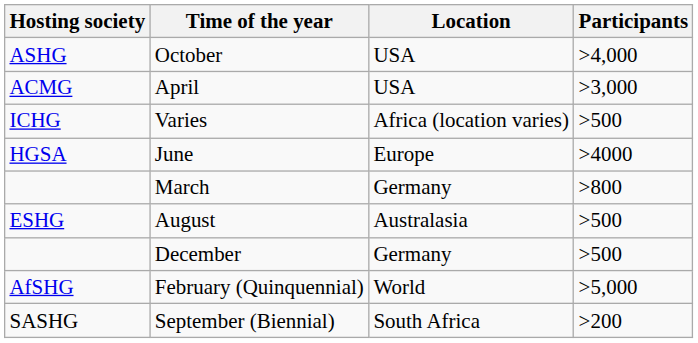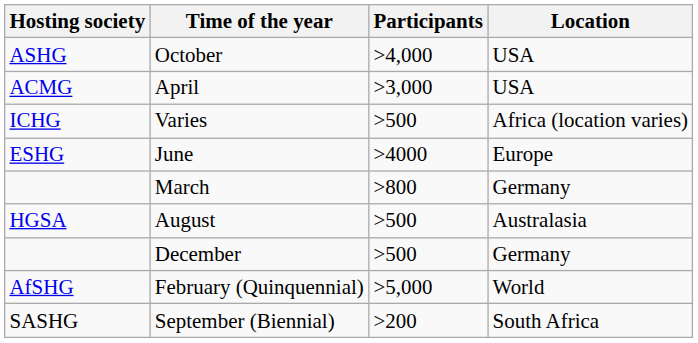columns swapped: (471, 21) <-> (633, 21)
(38, 154) HGSA -> (37, 154) ESHG
(37, 220) ESHG -> (38, 220) HGSA
